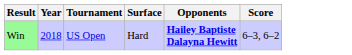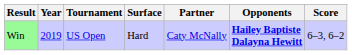+ column: (197, 12)
(51, 35) 2018 -> (51, 35) 2019
